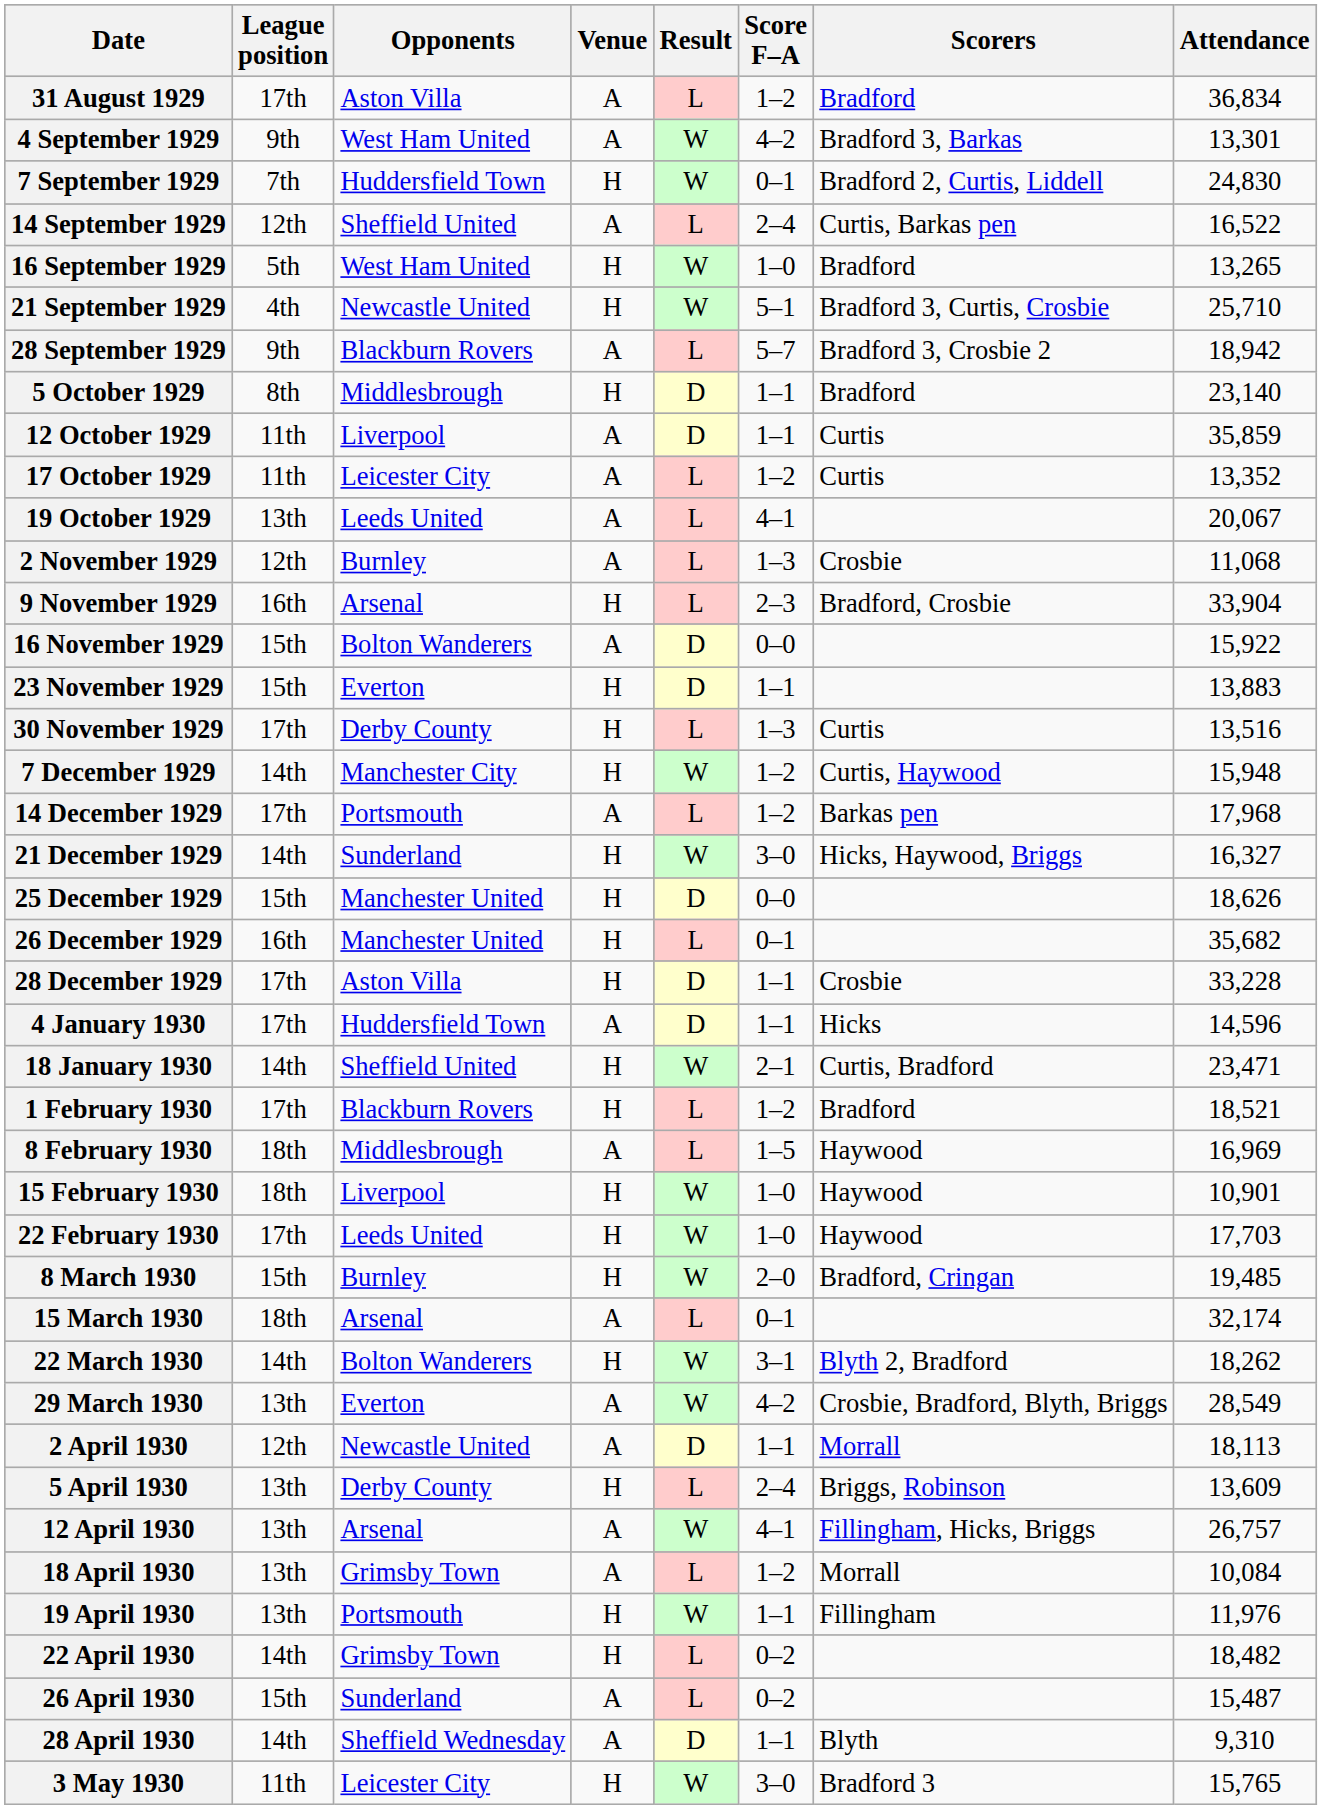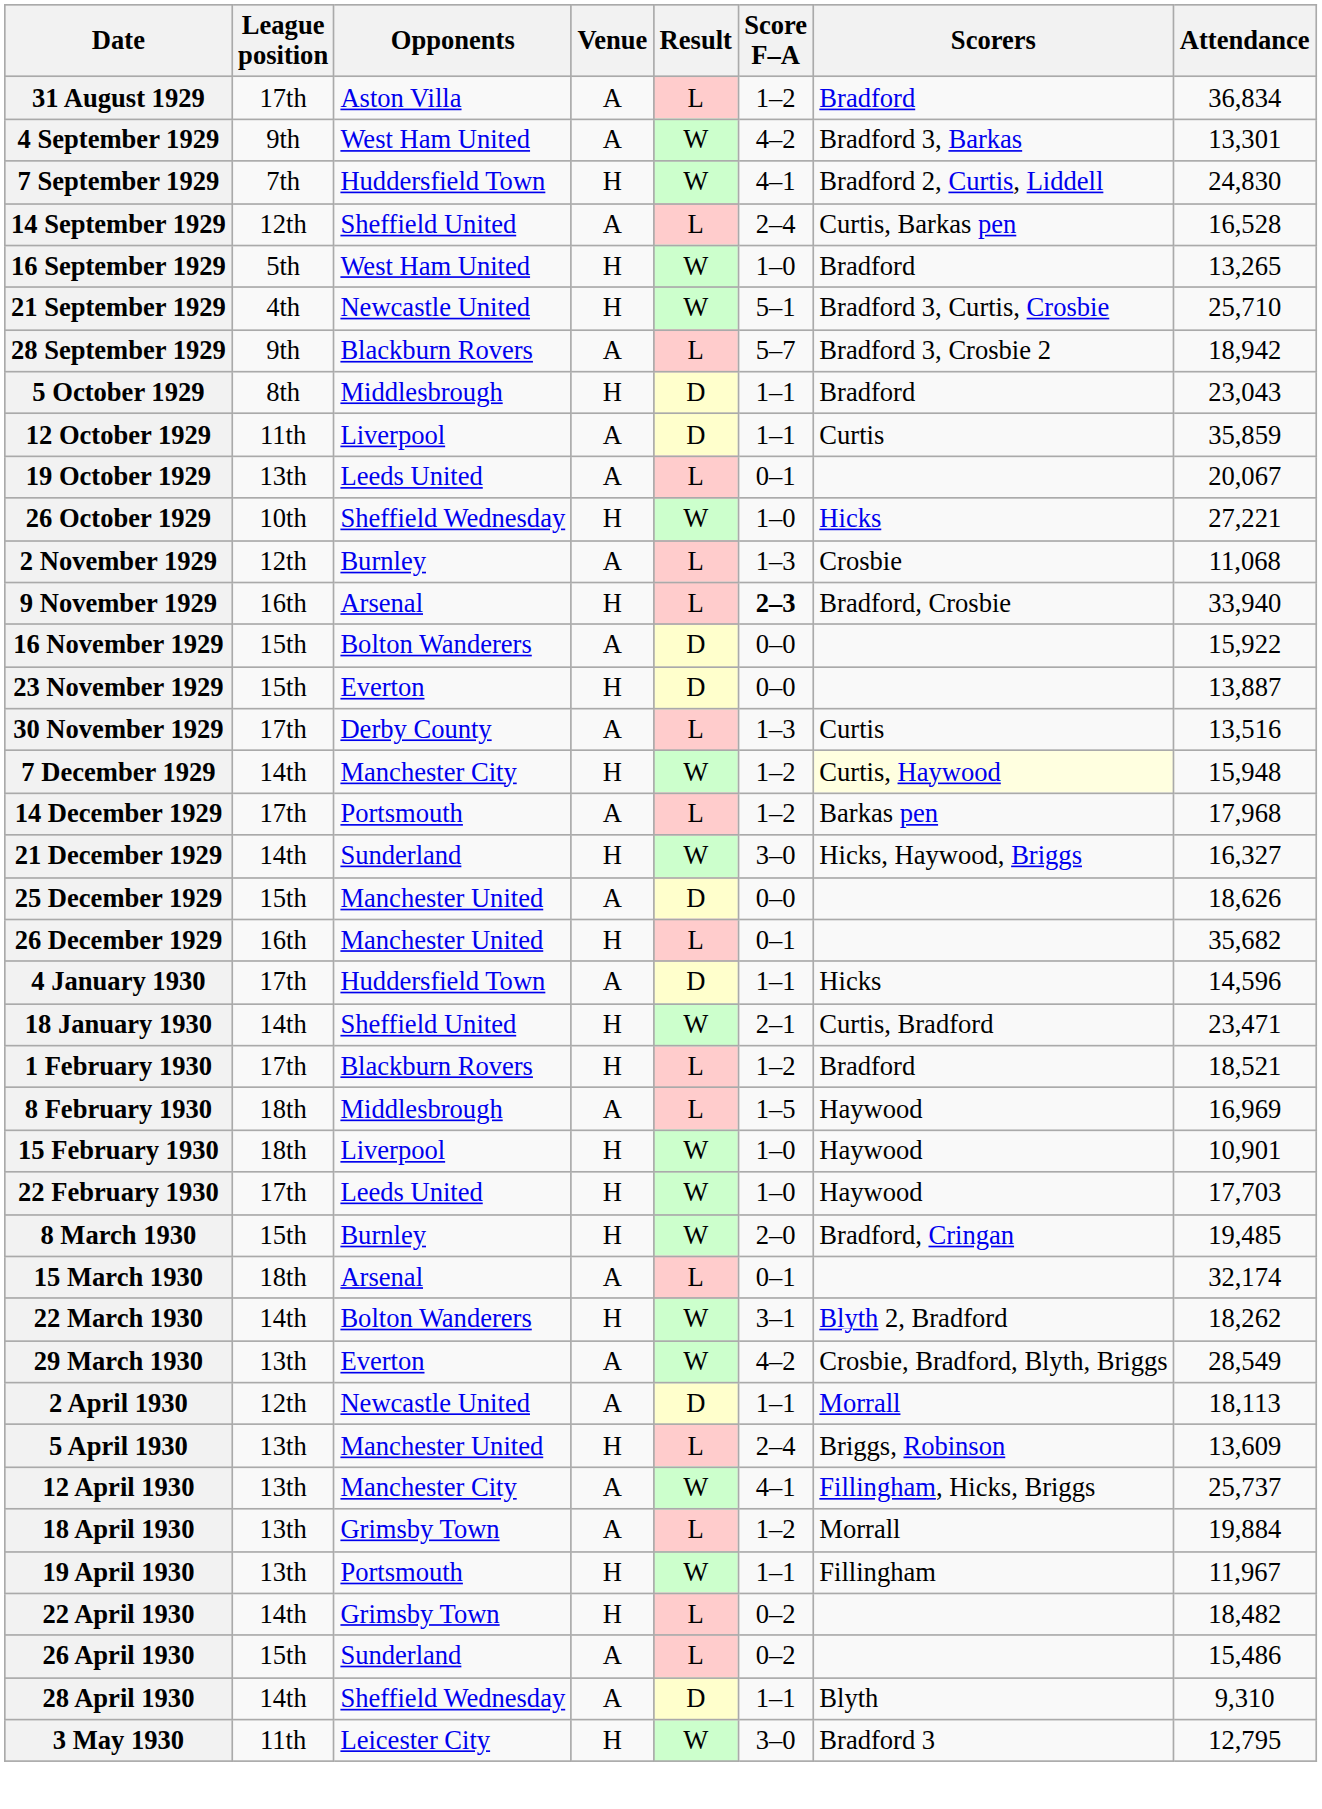(776, 181) 0–1 -> (776, 181) 4–1
(1245, 223) 16,522 -> (1245, 223) 16,528
(1245, 392) 23,140 -> (1245, 392) 23,043
- row: (118, 476)
(776, 518) 4–1 -> (776, 476) 0–1
+ row: (118, 518)
(776, 603) normal -> (776, 603) bold
(1245, 603) 33,904 -> (1245, 603) 33,940
(776, 687) 1–1 -> (776, 687) 0–0
(1245, 687) 13,883 -> (1245, 687) 13,887
(612, 729) H -> (612, 729) A
(910, 771) no background -> (910, 771) lightyellow background
(612, 897) H -> (612, 897) A
- row: (118, 982)
(416, 1487) Derby County -> (442, 1445) Manchester United
(382, 1529) Arsenal -> (429, 1487) Manchester City
(1245, 1529) 26,757 -> (1245, 1487) 25,737
(1245, 1571) 10,084 -> (1245, 1529) 19,884
(1245, 1613) 11,976 -> (1245, 1571) 11,967
(1245, 1698) 15,487 -> (1245, 1656) 15,486
(1245, 1782) 15,765 -> (1245, 1740) 12,795
